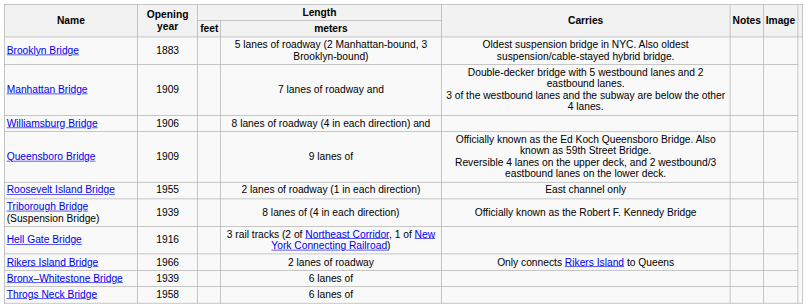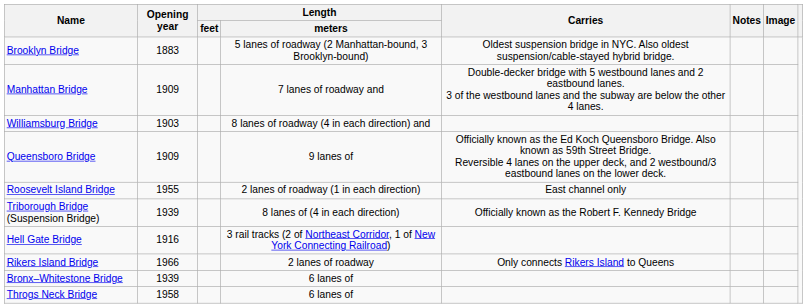(168, 123) 1906 -> (168, 123) 1903
